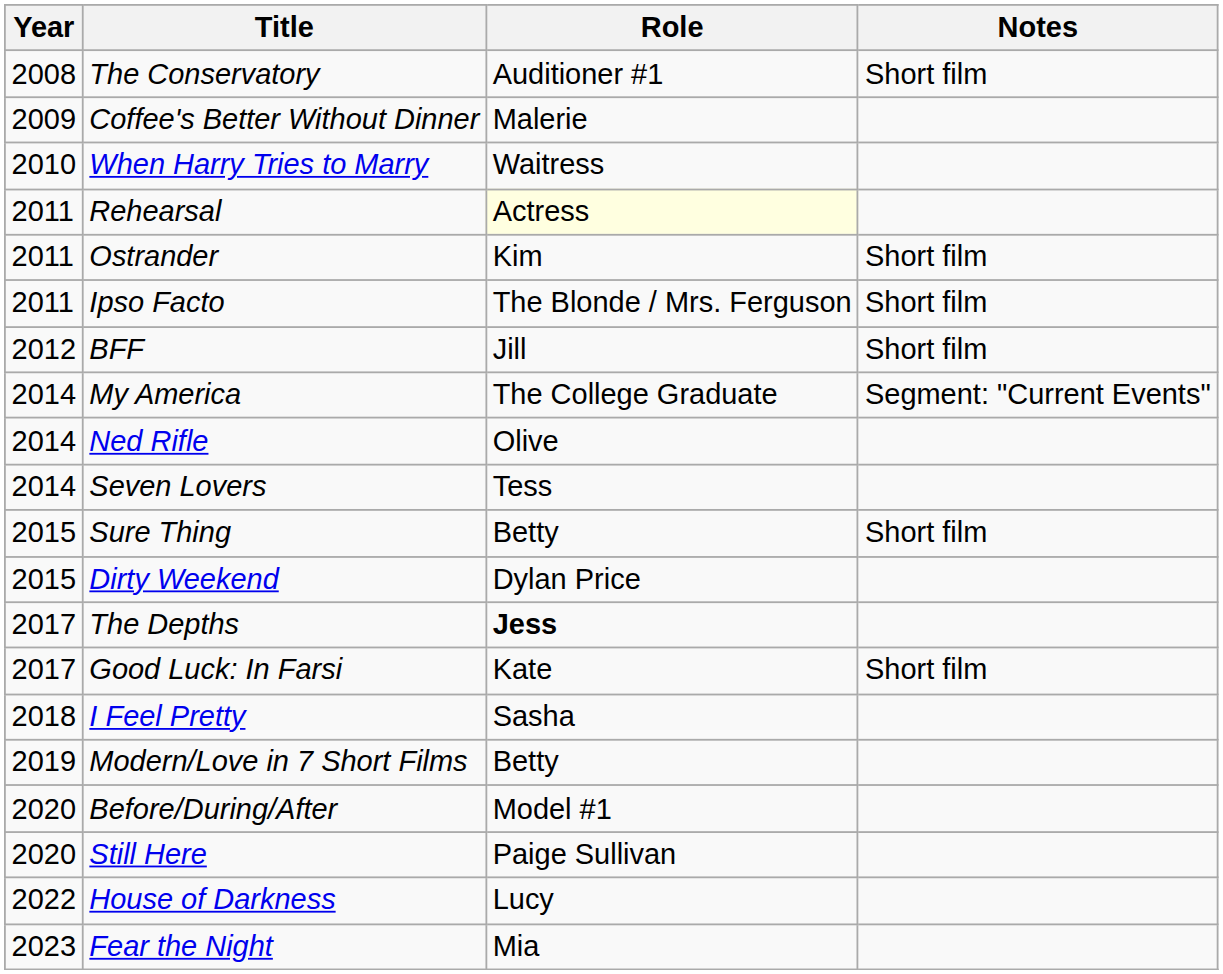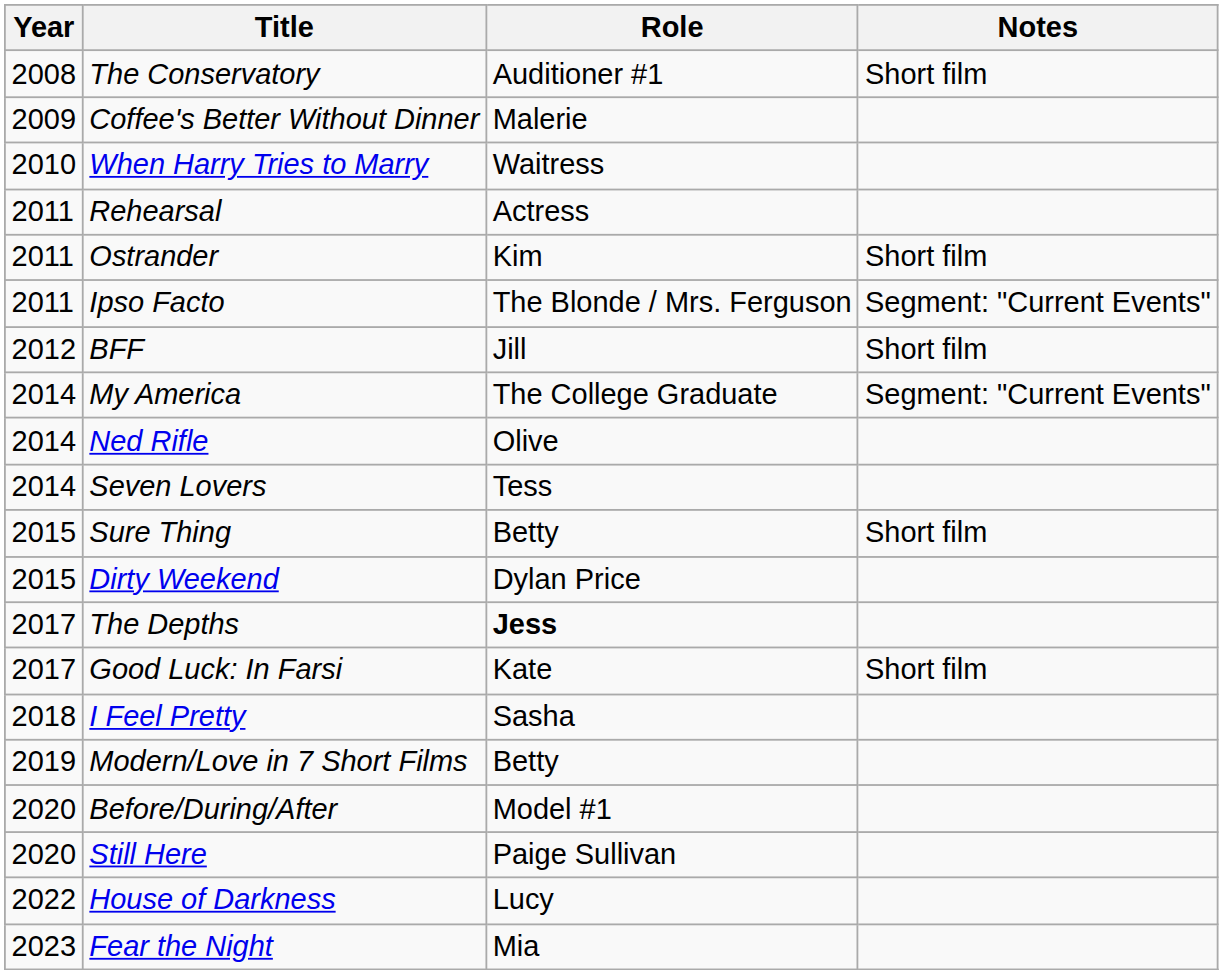(541, 211) lightyellow background -> (541, 211) no background
(926, 303) Short film -> (1038, 303) Segment: "Current Events"
